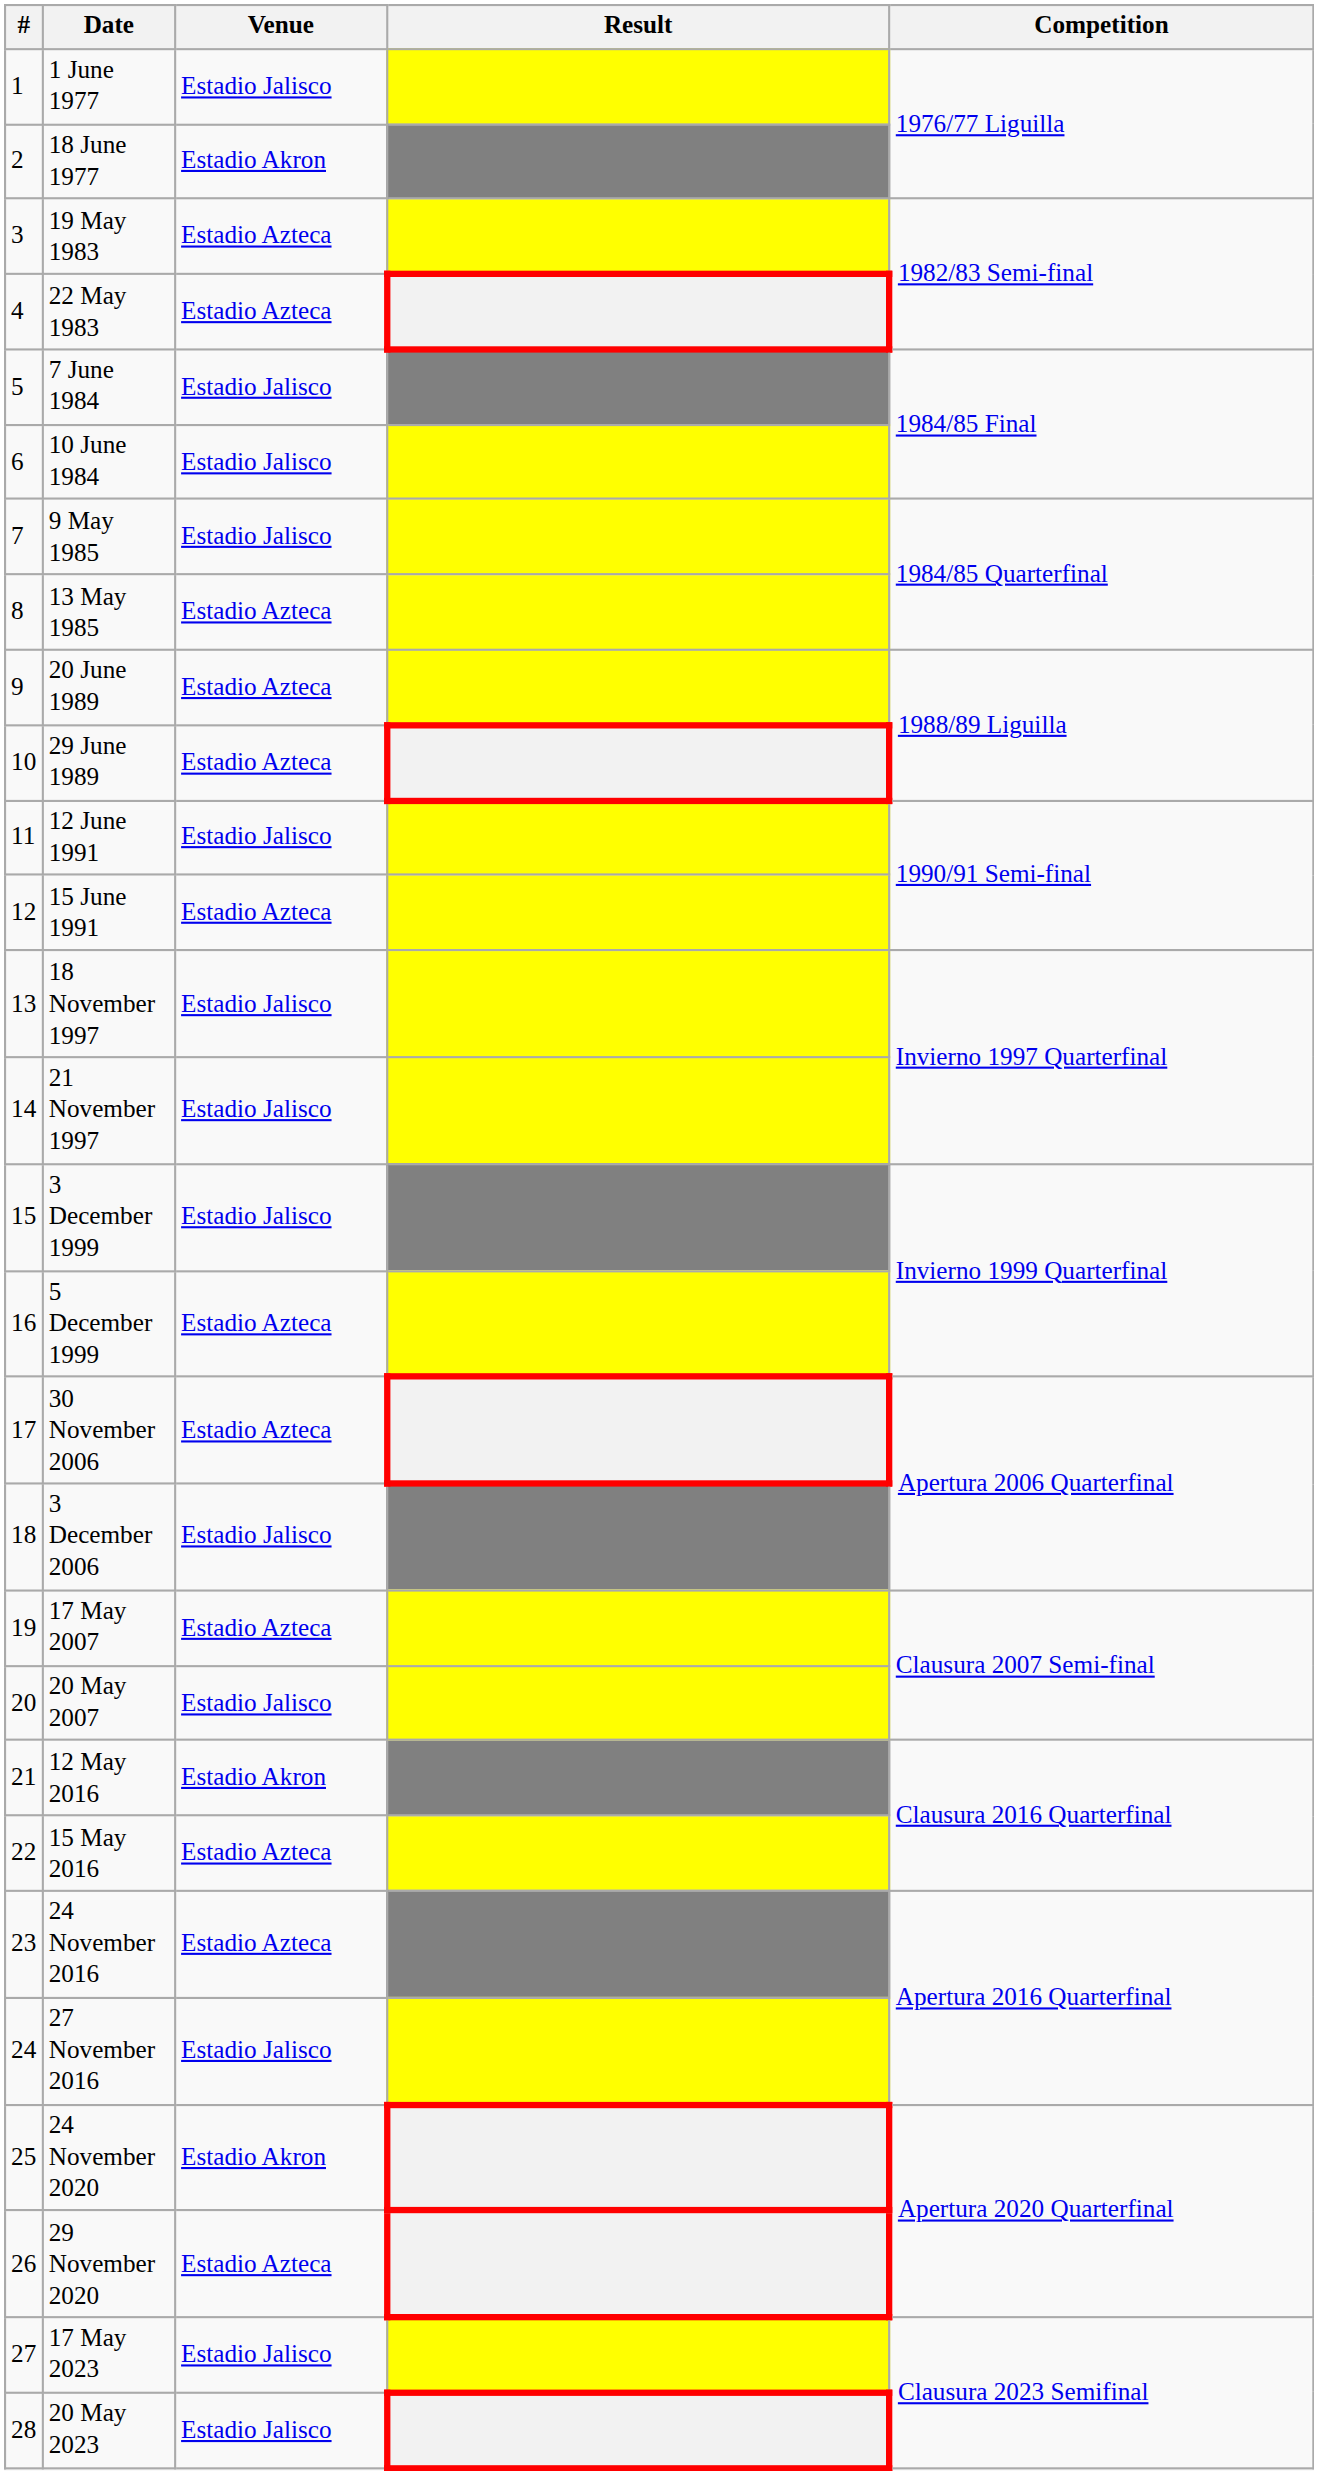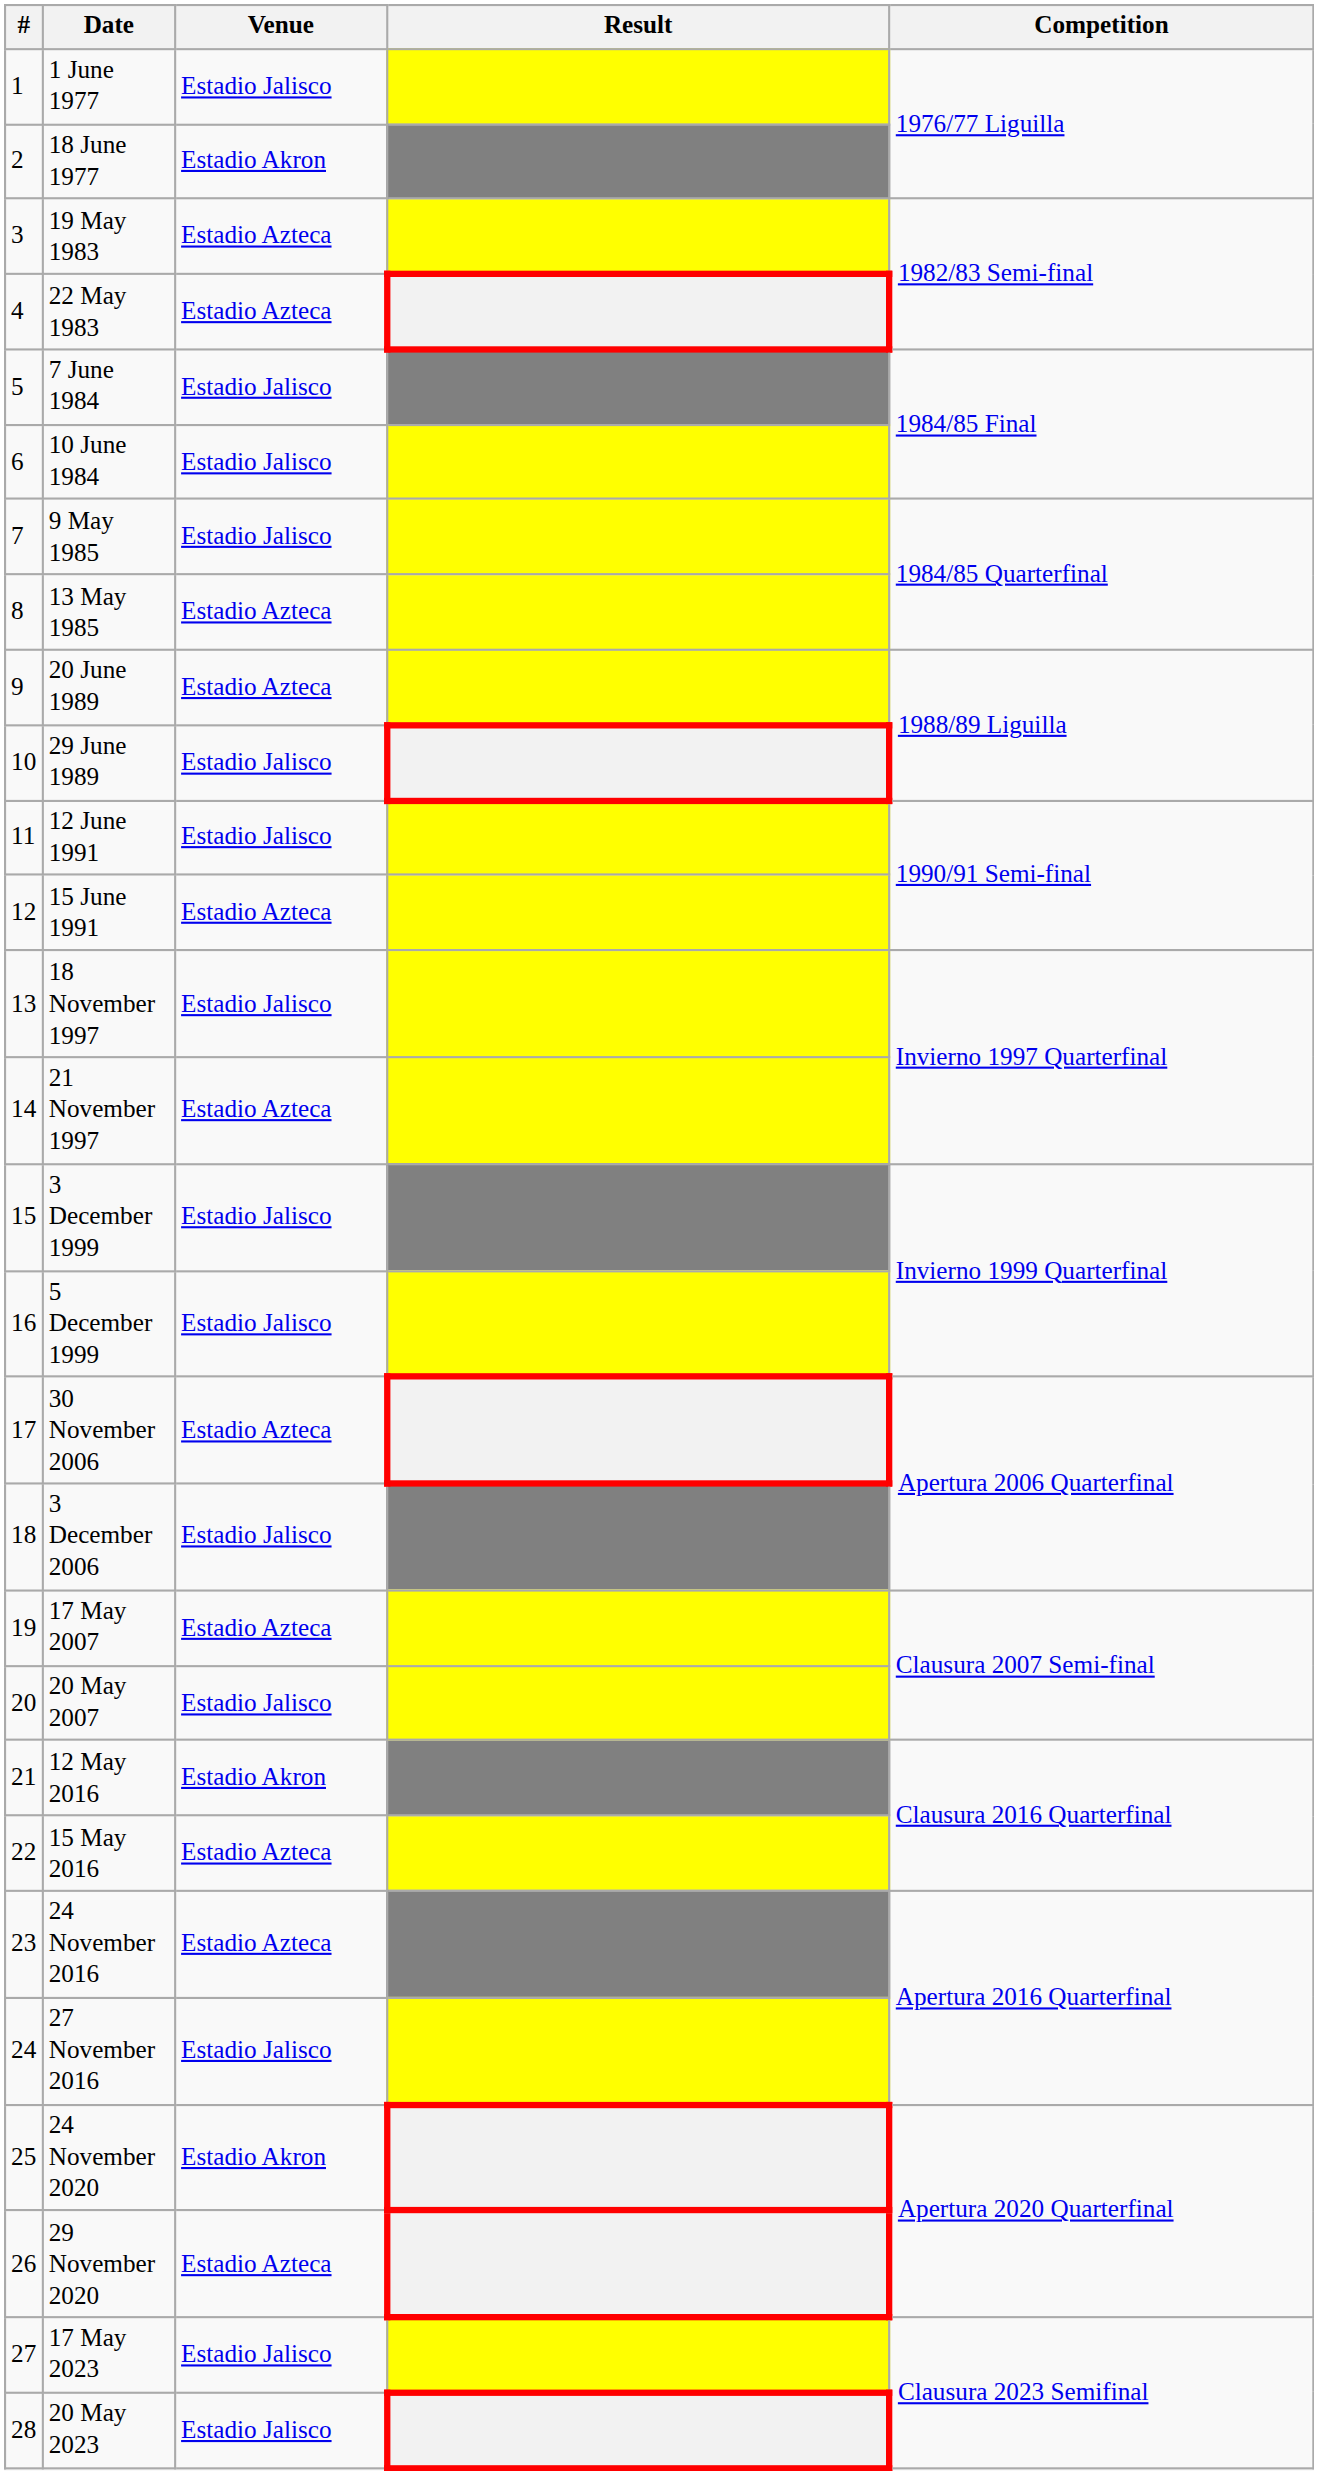(256, 761) Estadio Azteca -> (256, 761) Estadio Jalisco
(256, 1109) Estadio Jalisco -> (256, 1109) Estadio Azteca
(256, 1323) Estadio Azteca -> (256, 1323) Estadio Jalisco
